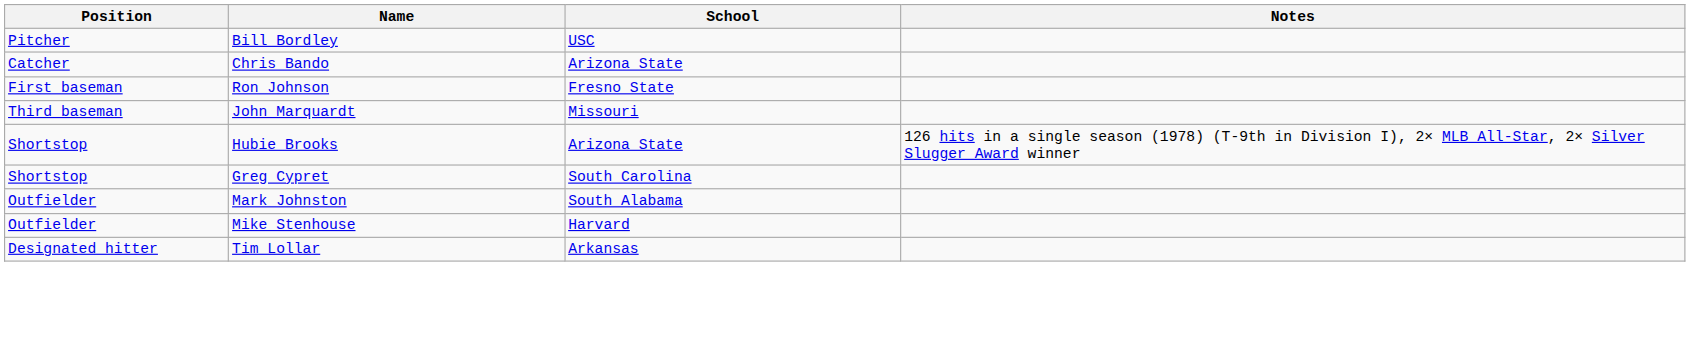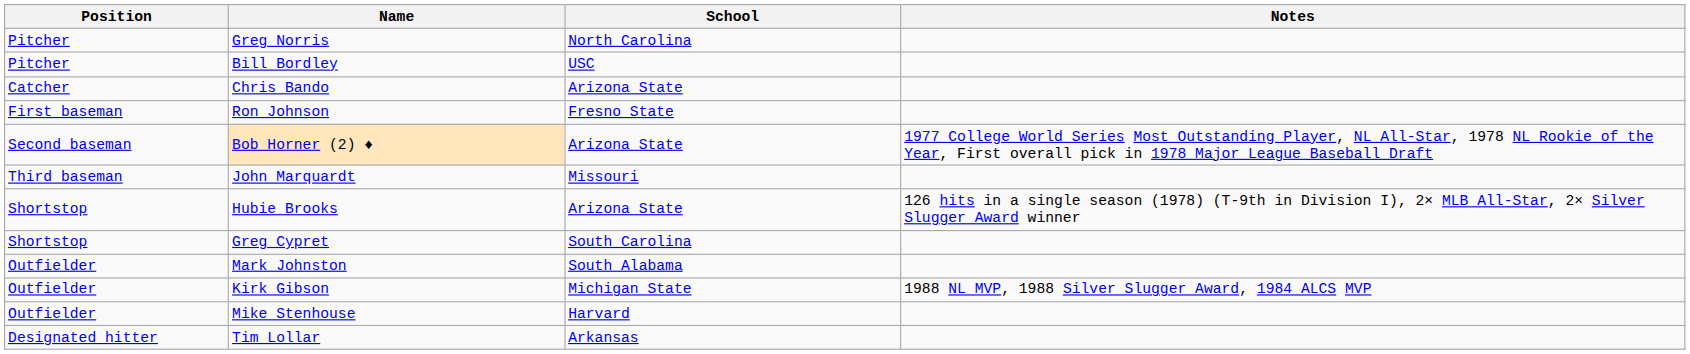+ row: (281, 40)
+ row: (303, 145)
+ row: (281, 290)
